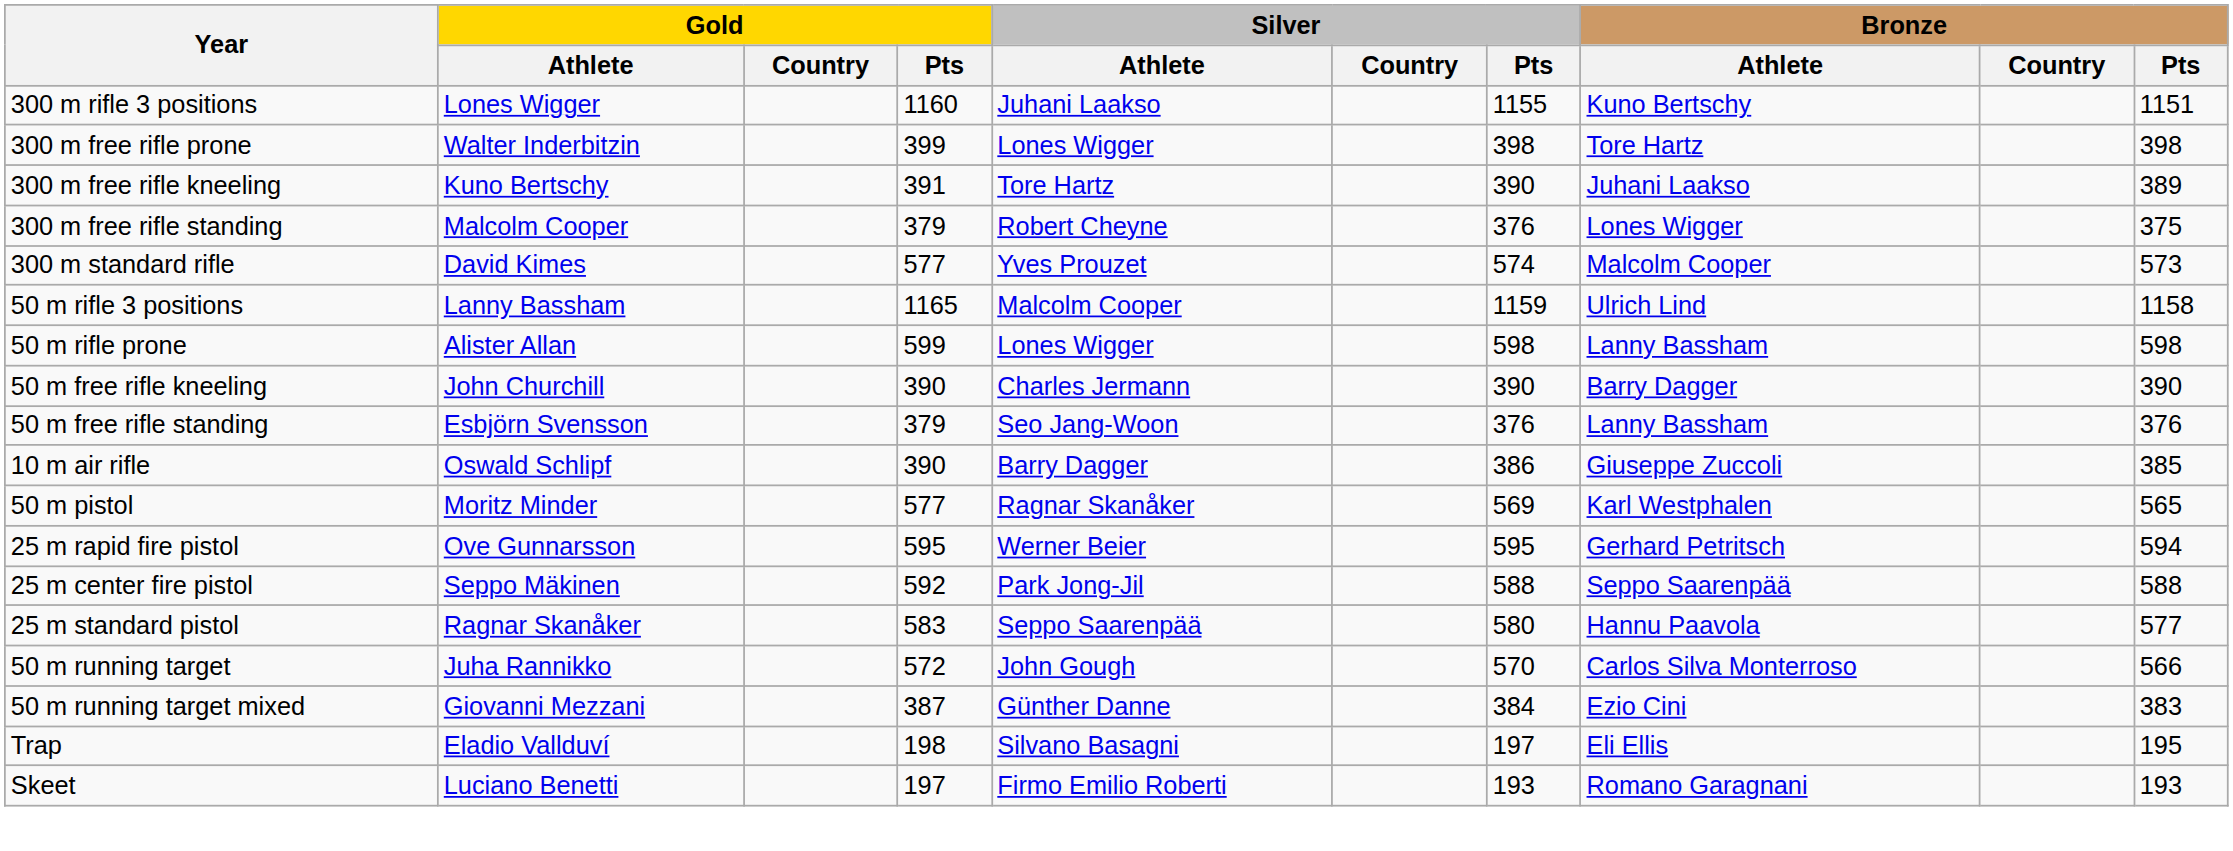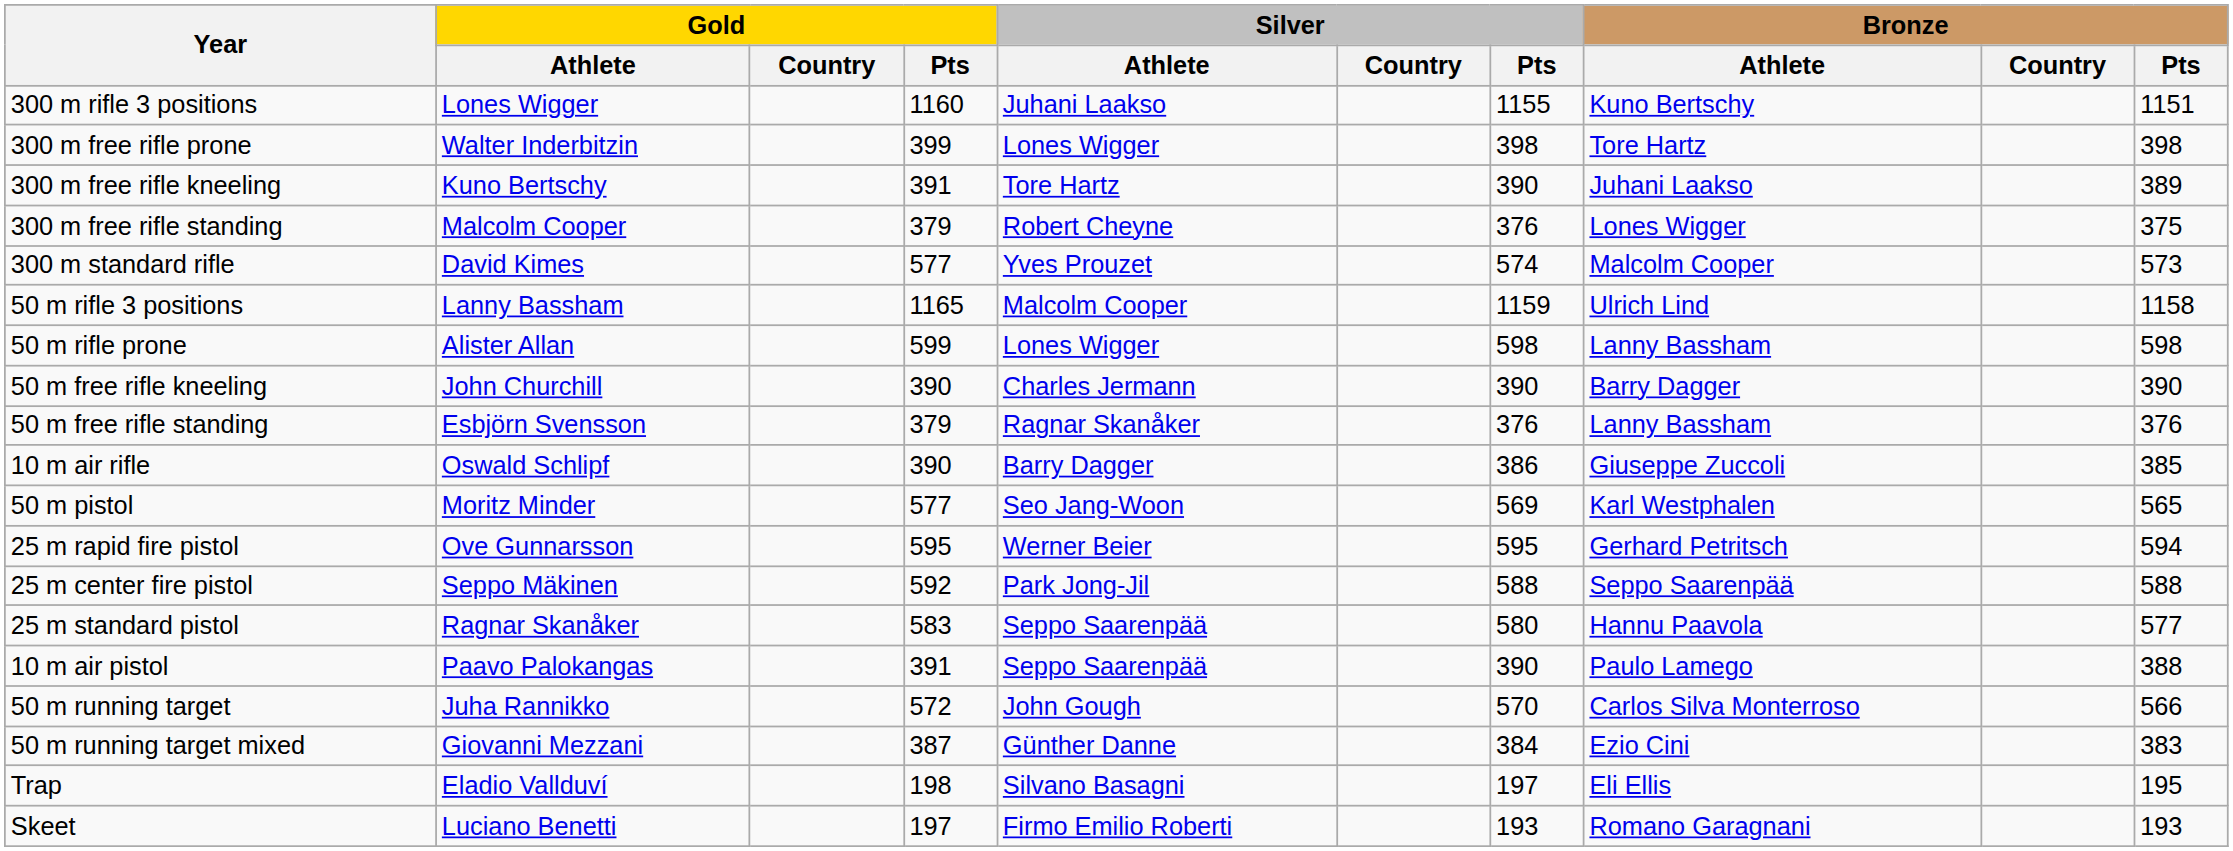(1088, 426) Seo Jang-Woon -> (1101, 426) Ragnar Skanåker
(1096, 506) Ragnar Skanåker -> (1093, 506) Seo Jang-Woon
+ row: (90, 666)
